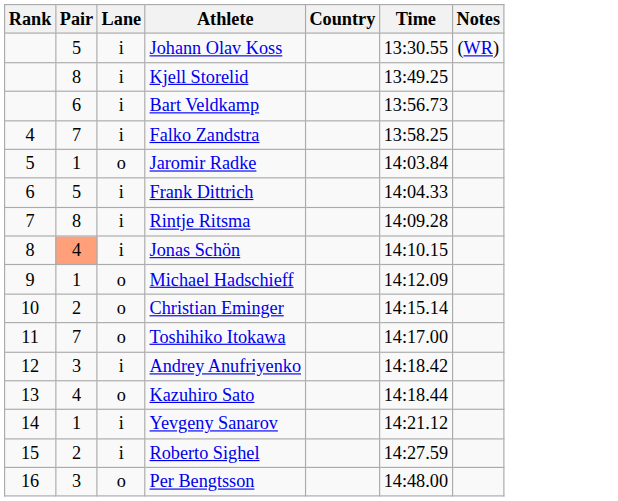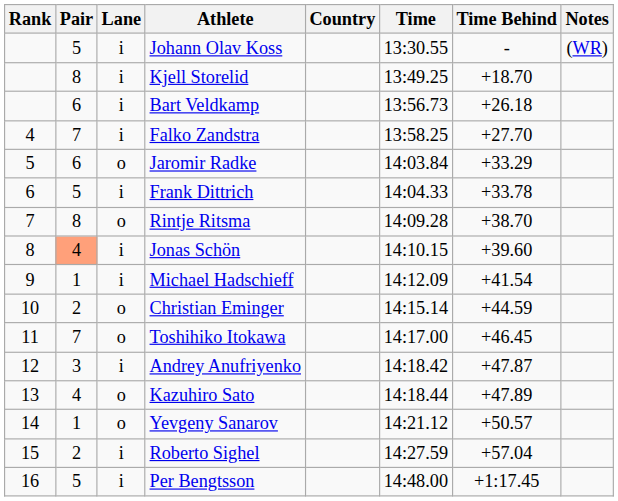+ column: (507, 18)
(76, 163) 1 -> (76, 163) 6
(121, 221) i -> (121, 221) o
(121, 279) o -> (121, 279) i
(121, 423) i -> (121, 423) o
(76, 481) 3 -> (76, 481) 5
(121, 481) o -> (121, 481) i
